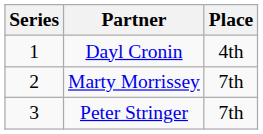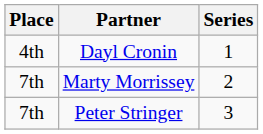columns swapped: (34, 19) <-> (231, 19)
